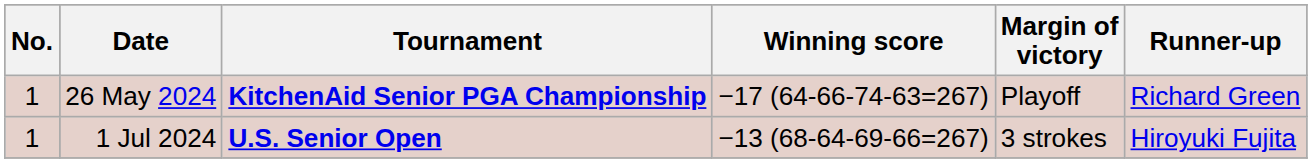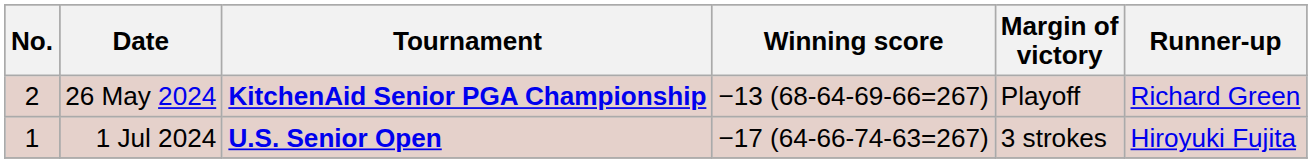(32, 96) 1 -> (32, 96) 2
(854, 96) −17 (64-66-74-63=267) -> (854, 96) −13 (68-64-69-66=267)
(854, 138) −13 (68-64-69-66=267) -> (854, 138) −17 (64-66-74-63=267)
